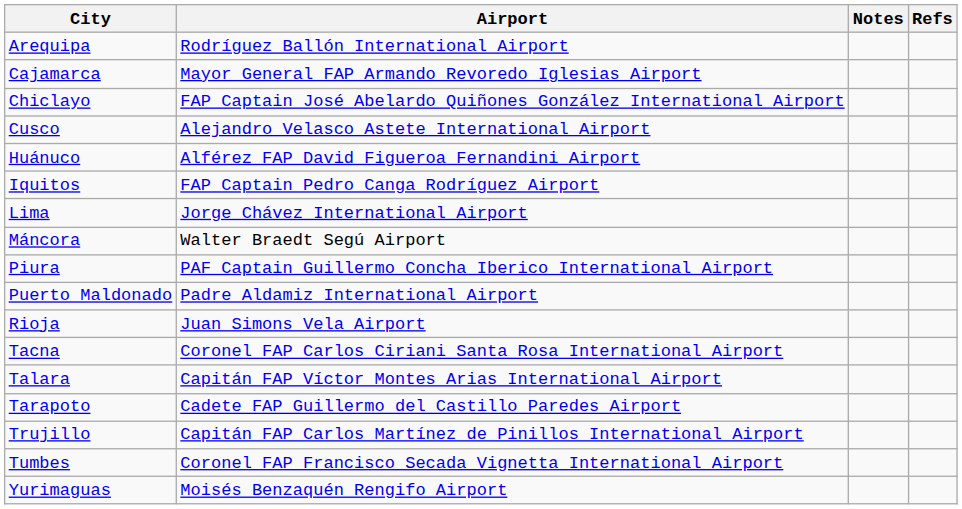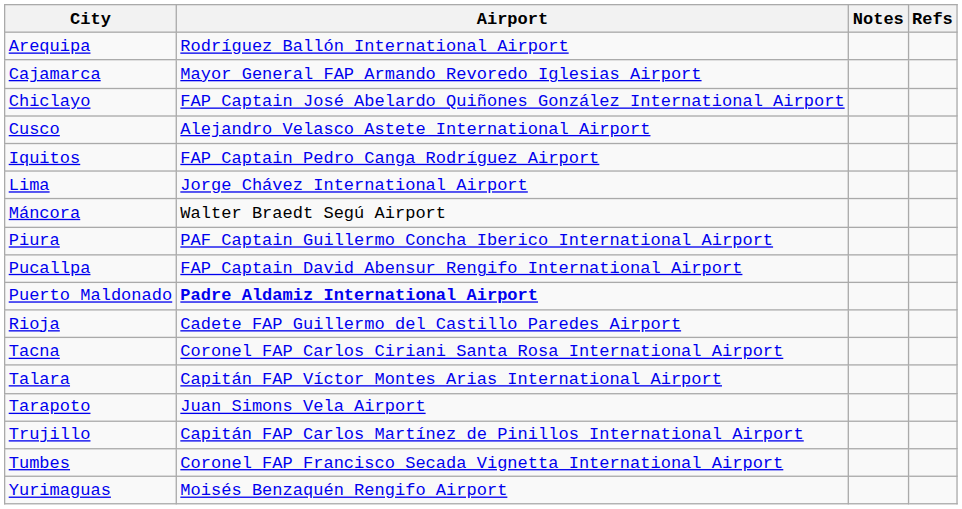- row: (44, 157)
+ row: (50, 268)
(359, 296) normal -> (359, 296) bold
(303, 324) Juan Simons Vela Airport -> (431, 324) Cadete FAP Guillermo del Castillo Paredes Airport
(431, 407) Cadete FAP Guillermo del Castillo Paredes Airport -> (303, 407) Juan Simons Vela Airport
